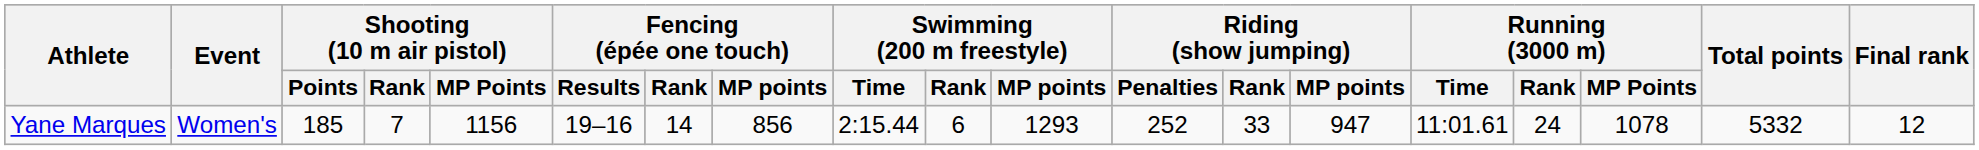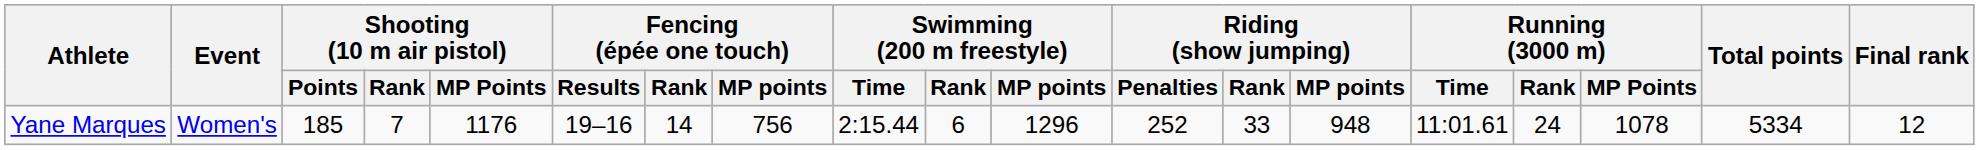(491, 126) 1156 -> (491, 126) 1176
(773, 126) 856 -> (773, 126) 756
(1052, 126) 1293 -> (1052, 126) 1296
(1350, 126) 947 -> (1350, 126) 948
(1776, 126) 5332 -> (1776, 126) 5334
